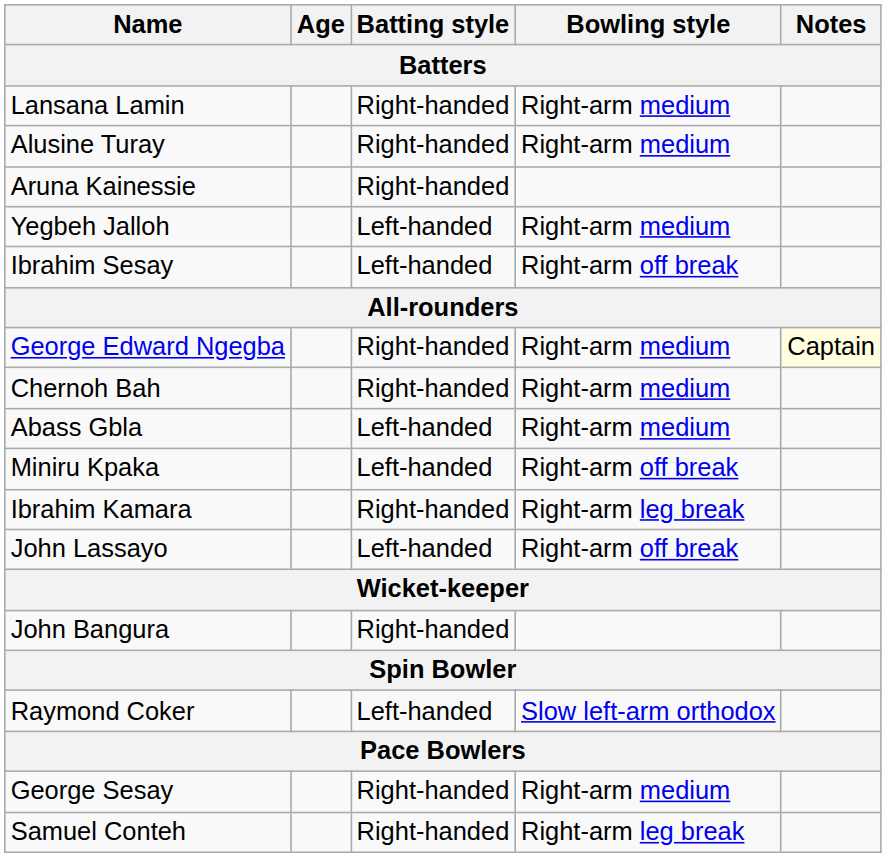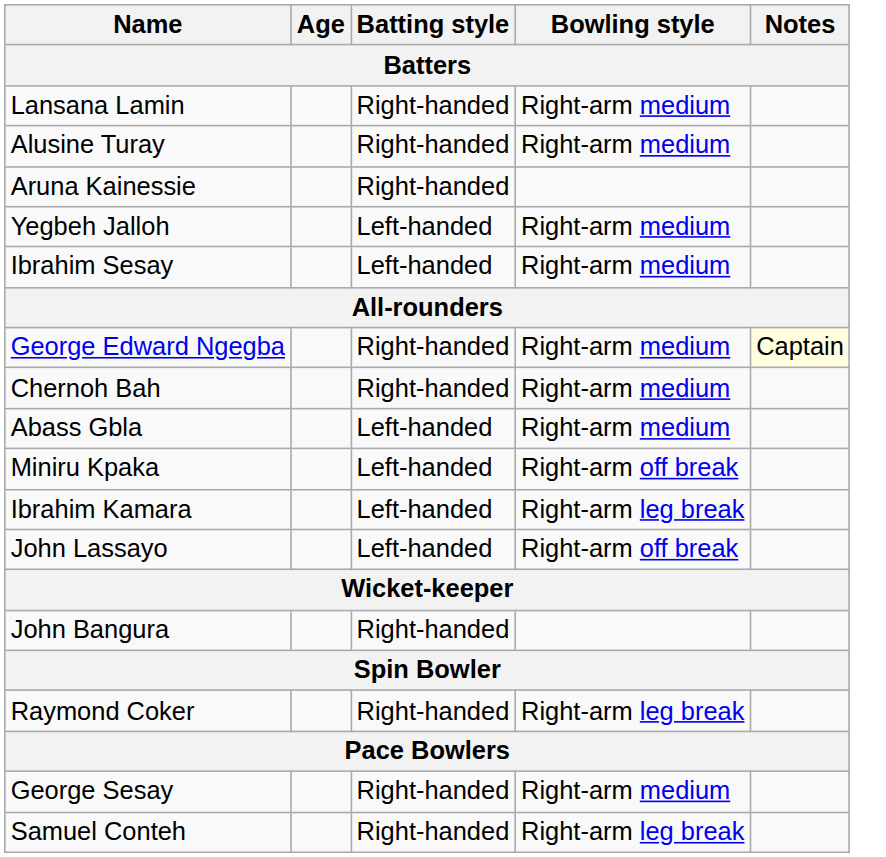(630, 266) Right-arm off break -> (626, 266) Right-arm medium
(433, 508) Right-handed -> (424, 508) Left-handed
(424, 710) Left-handed -> (433, 710) Right-handed
(648, 710) Slow left-arm orthodox -> (633, 710) Right-arm leg break
